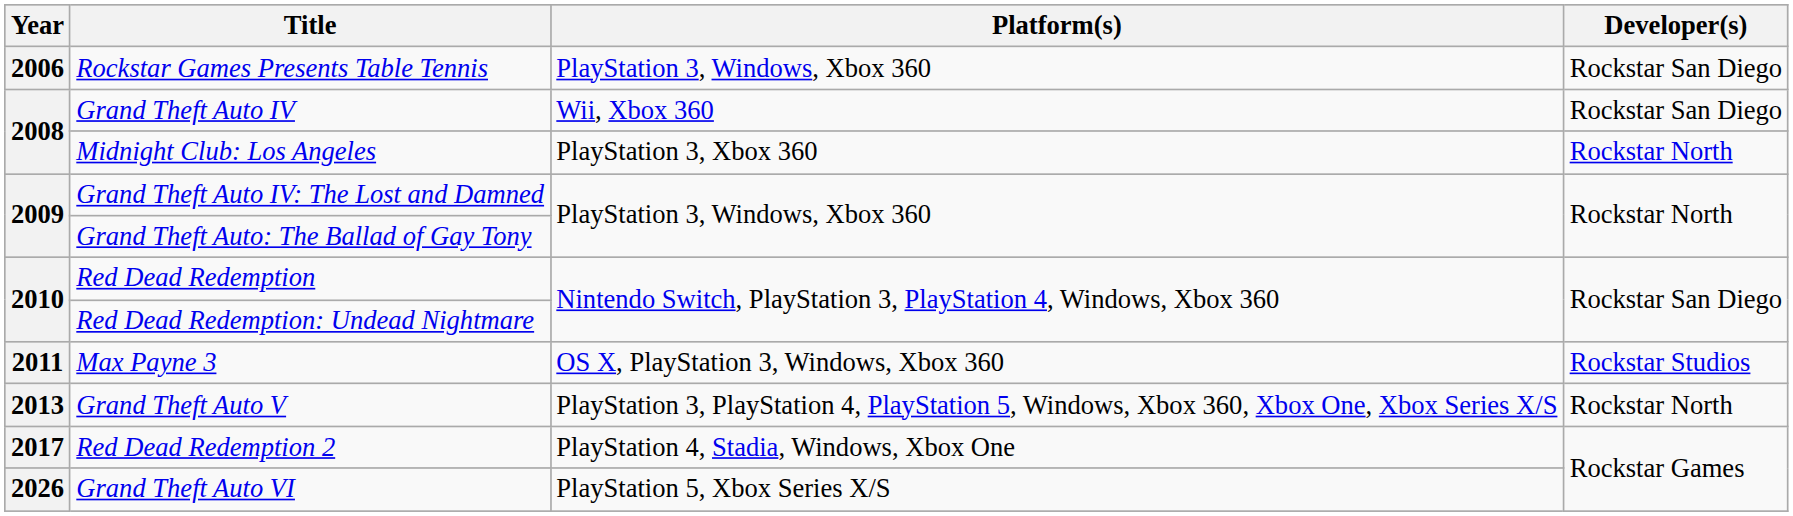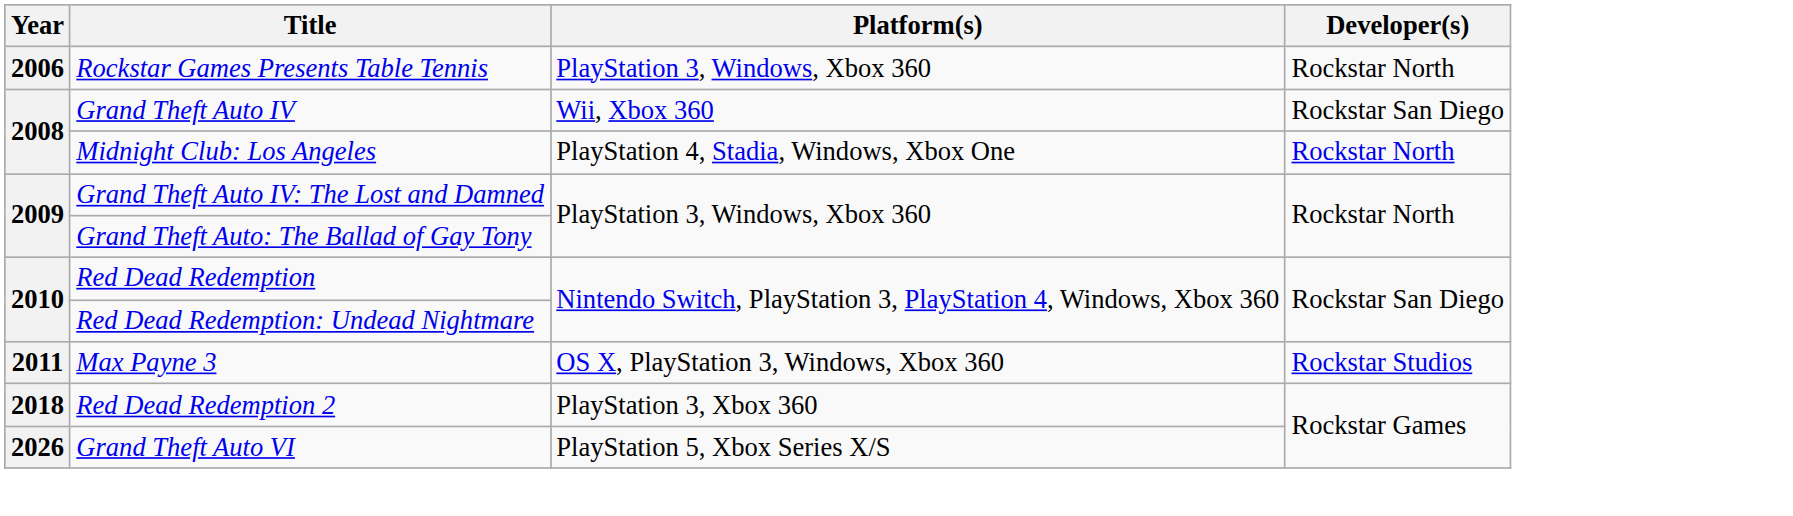(1676, 67) Rockstar San Diego -> (1373, 67) Rockstar North
(687, 151) PlayStation 3, Xbox 360 -> (786, 151) PlayStation 4, Stadia, Windows, Xbox One
- row: (181, 404)
(38, 446) 2017 -> (38, 404) 2018
(786, 446) PlayStation 4, Stadia, Windows, Xbox One -> (687, 404) PlayStation 3, Xbox 360
